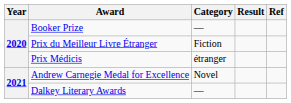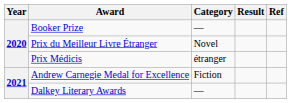(208, 43) Fiction -> (206, 43) Novel
(206, 75) Novel -> (208, 75) Fiction
